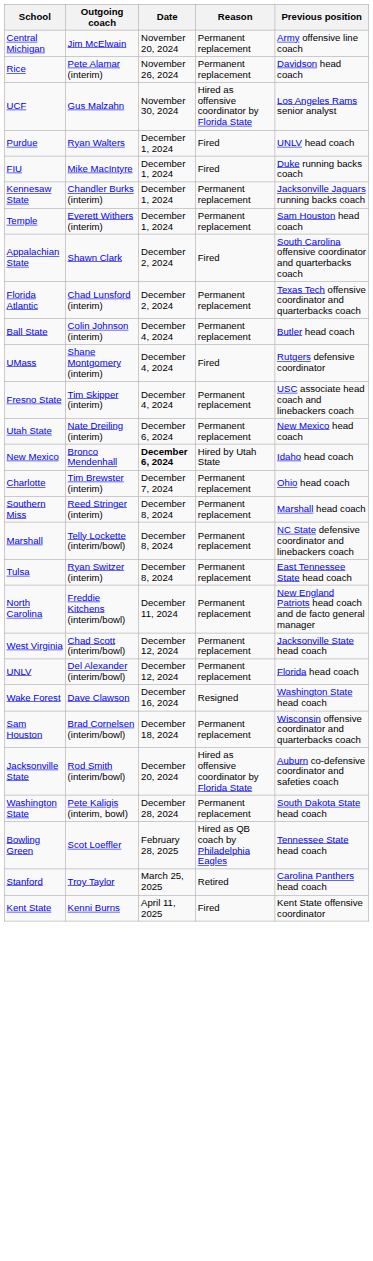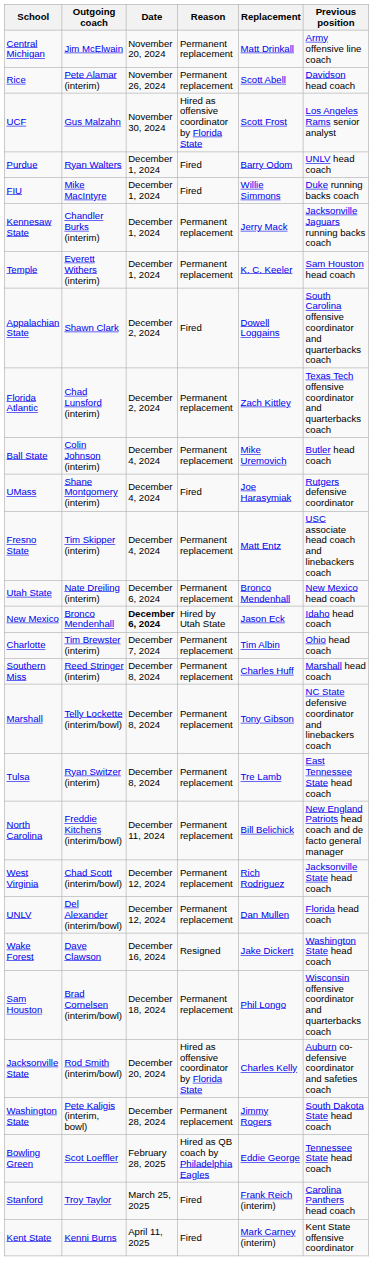+ column: (271, 17)
(213, 882) Retired -> (191, 1200) Fired
